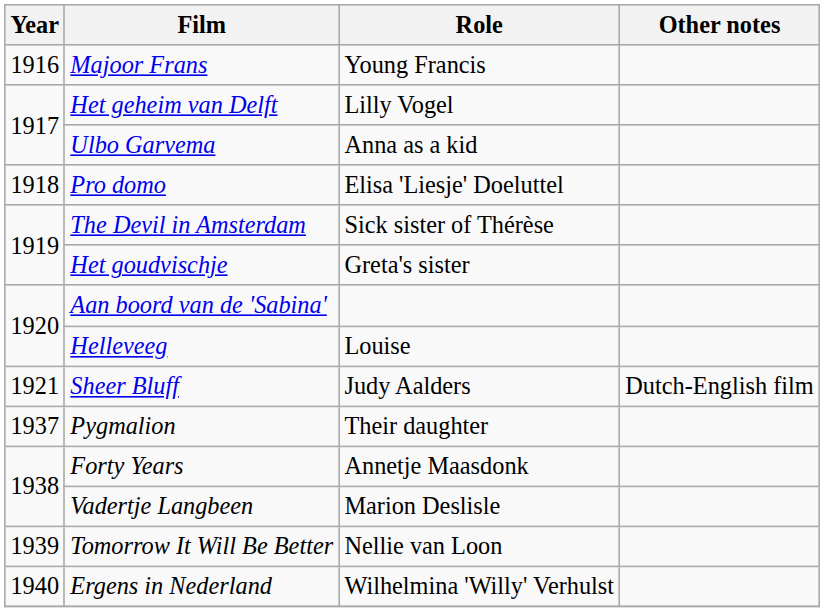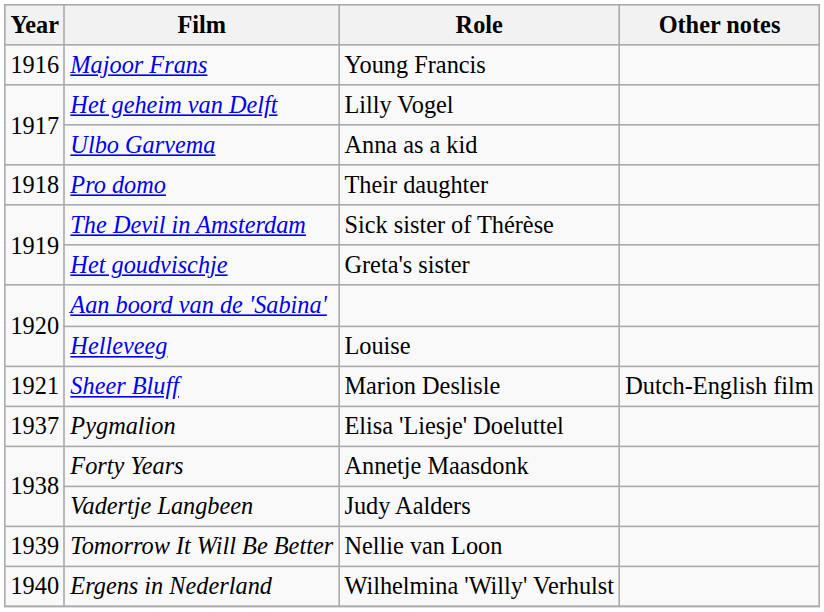(454, 185) Elisa 'Liesje' Doeluttel -> (416, 185) Their daughter
(408, 385) Judy Aalders -> (422, 385) Marion Deslisle
(416, 425) Their daughter -> (454, 425) Elisa 'Liesje' Doeluttel
(422, 505) Marion Deslisle -> (408, 505) Judy Aalders
